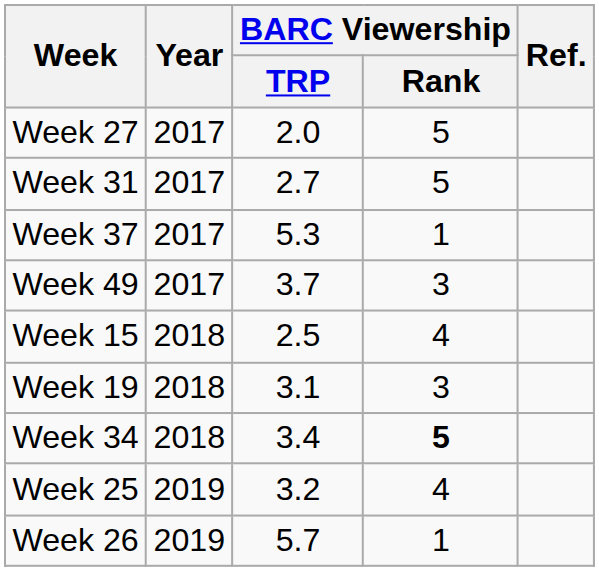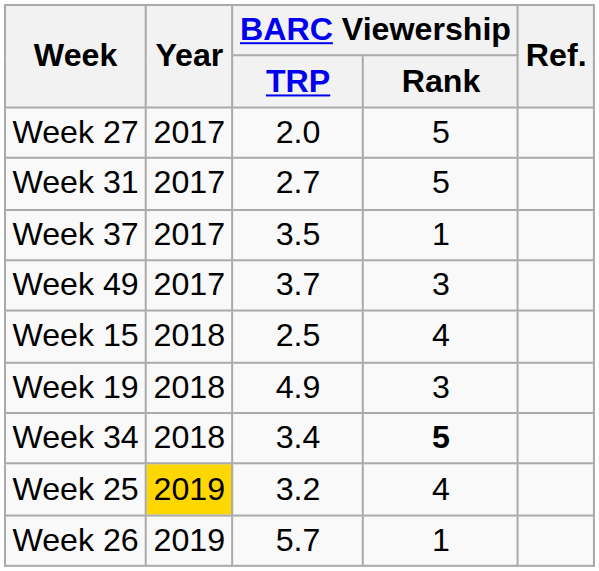(298, 234) 5.3 -> (298, 234) 3.5
(298, 387) 3.1 -> (298, 387) 4.9
(189, 489) no background -> (189, 489) gold background
